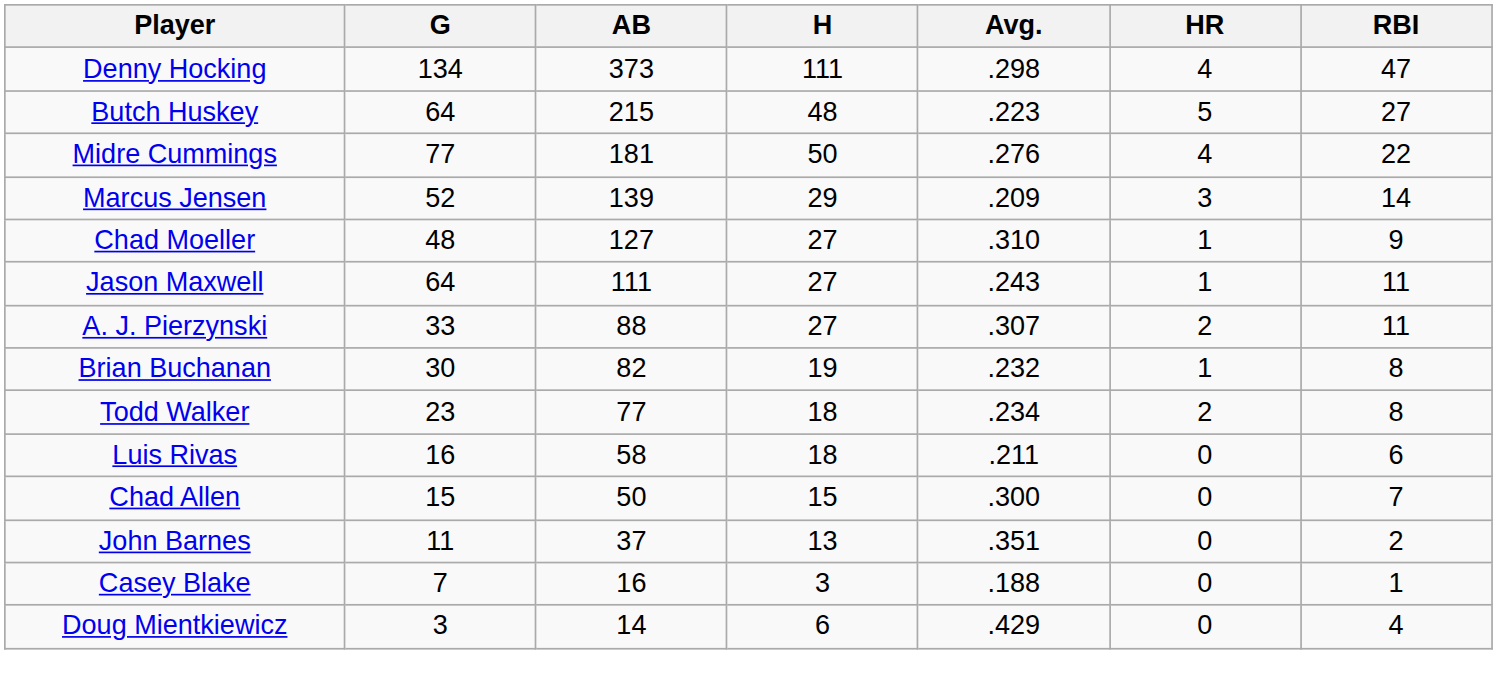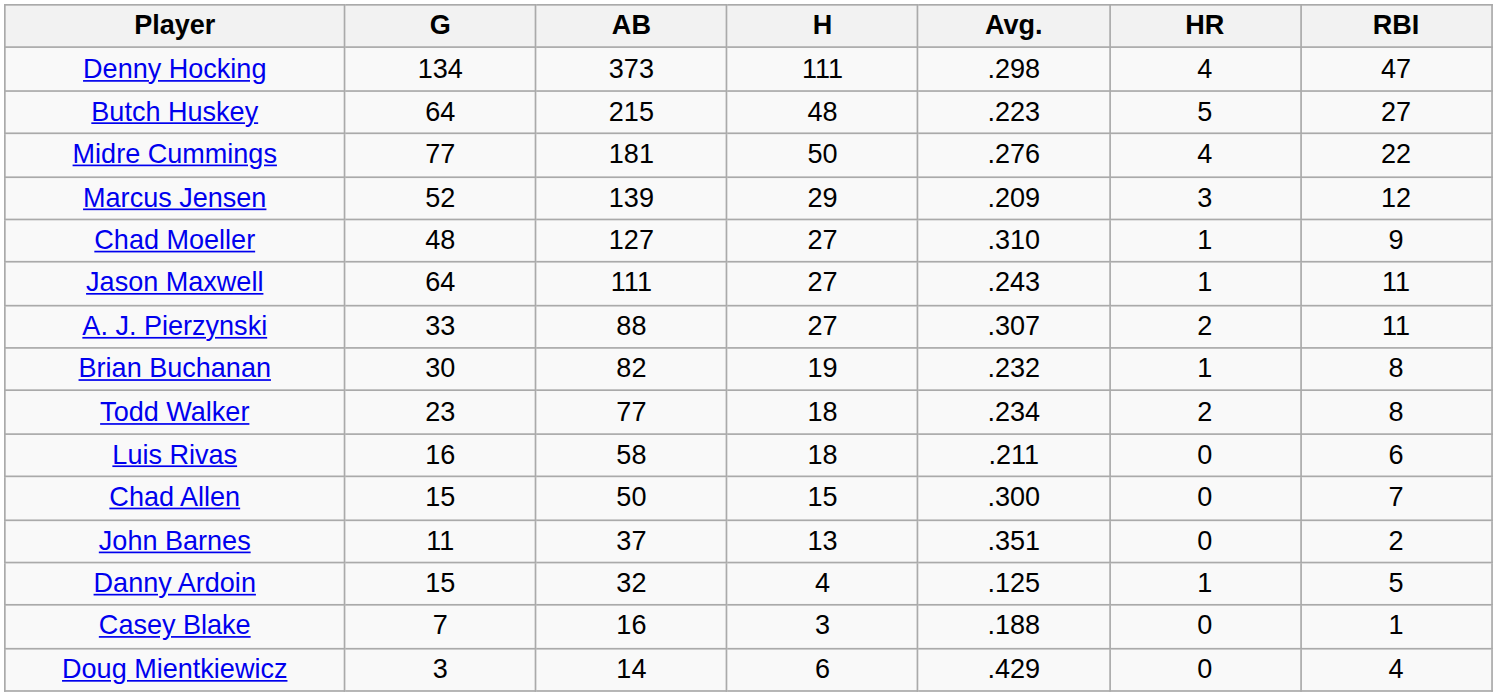(1396, 197) 14 -> (1396, 197) 12
+ row: (175, 583)
